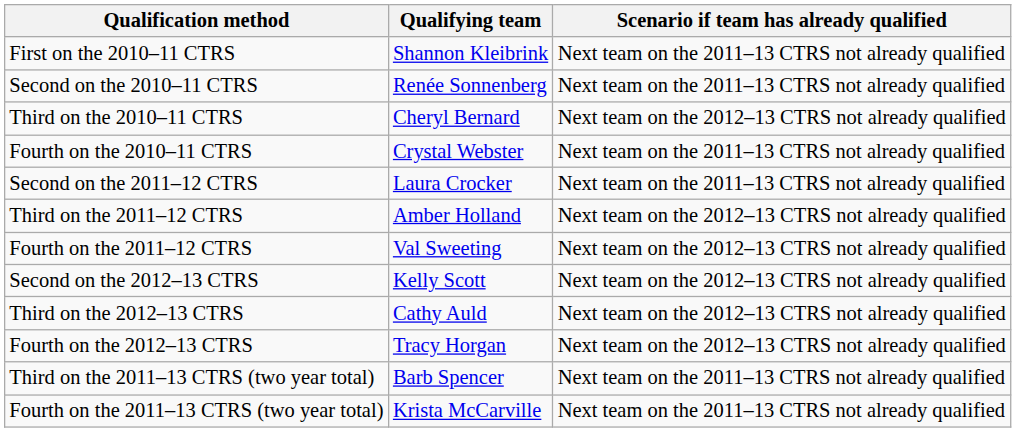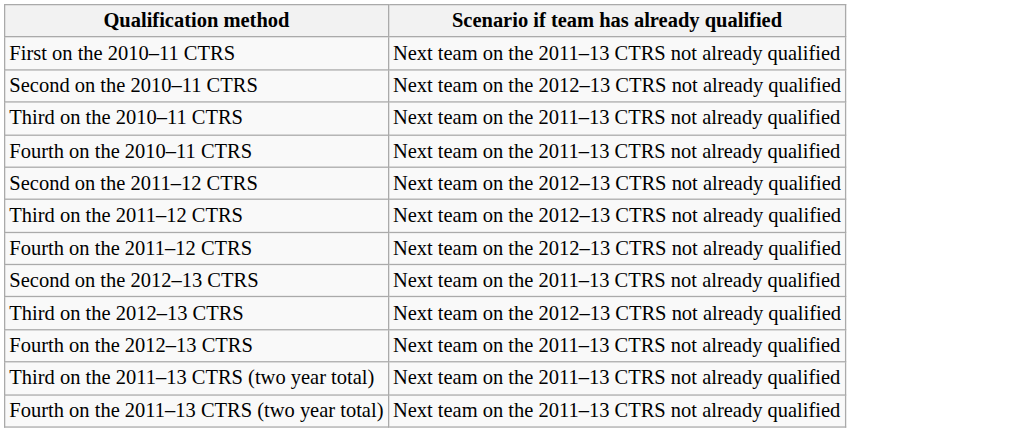- column: (471, 20)
(781, 85) Next team on the 2011–13 CTRS not already qualified -> (617, 85) Next team on the 2012–13 CTRS not already qualified
(782, 118) Next team on the 2012–13 CTRS not already qualified -> (617, 118) Next team on the 2011–13 CTRS not already qualified
(781, 183) Next team on the 2011–13 CTRS not already qualified -> (617, 183) Next team on the 2012–13 CTRS not already qualified
(782, 280) Next team on the 2012–13 CTRS not already qualified -> (617, 280) Next team on the 2011–13 CTRS not already qualified
(782, 345) Next team on the 2012–13 CTRS not already qualified -> (617, 345) Next team on the 2011–13 CTRS not already qualified
